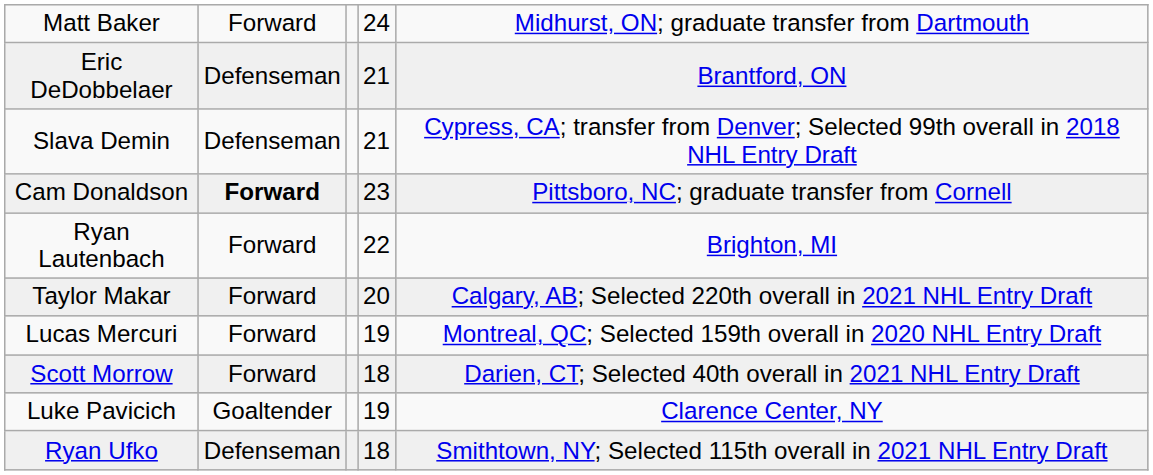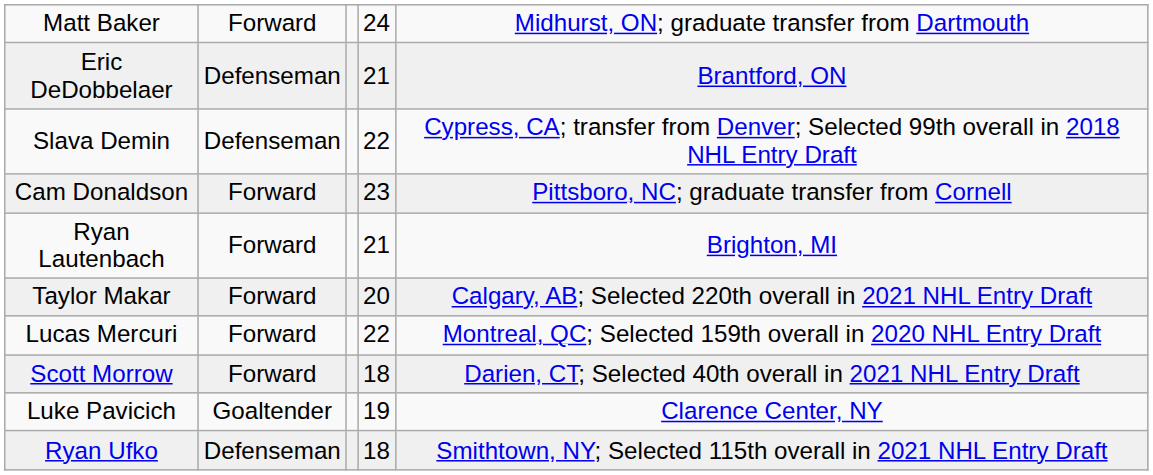(376, 141) 21 -> (376, 141) 22
(272, 192) bold -> (272, 192) normal
(376, 244) 22 -> (376, 244) 21
(376, 335) 19 -> (376, 335) 22
